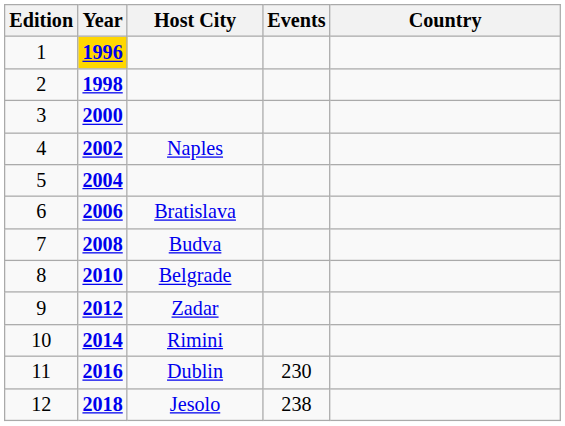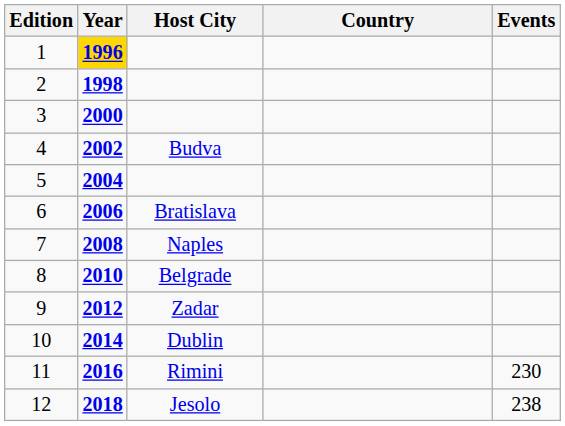columns swapped: (445, 20) <-> (296, 20)
(195, 148) Naples -> (195, 148) Budva
(195, 244) Budva -> (195, 244) Naples
(195, 340) Rimini -> (195, 340) Dublin
(195, 372) Dublin -> (195, 372) Rimini
